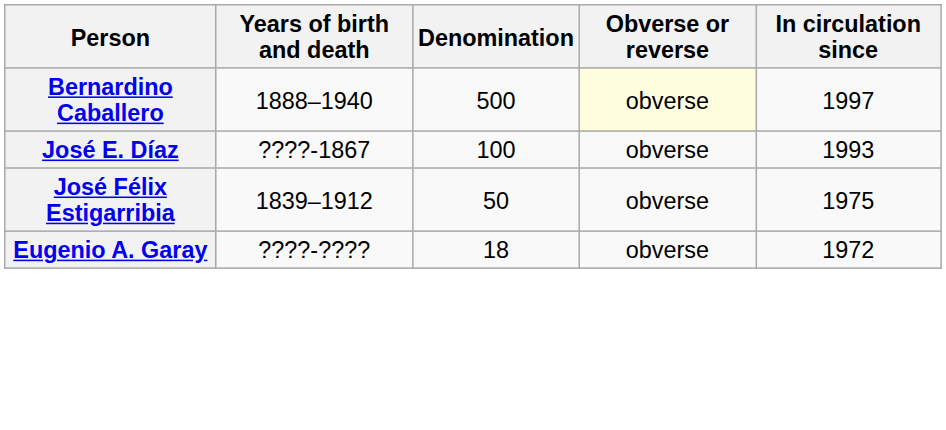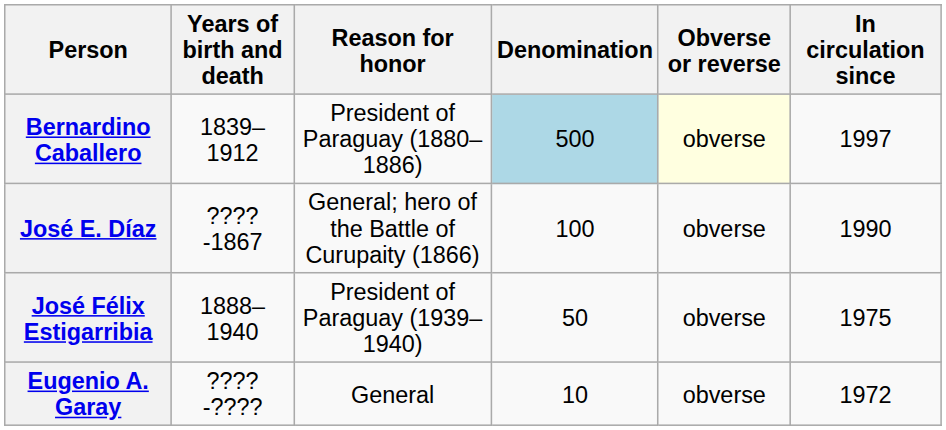+ column: (393, 50)
(314, 100) 1888–1940 -> (233, 139) 1839–1912
(496, 100) no background -> (575, 139) lightblue background
(848, 150) 1993 -> (865, 228) 1990
(314, 200) 1839–1912 -> (233, 318) 1888–1940
(496, 250) 18 -> (575, 394) 10
